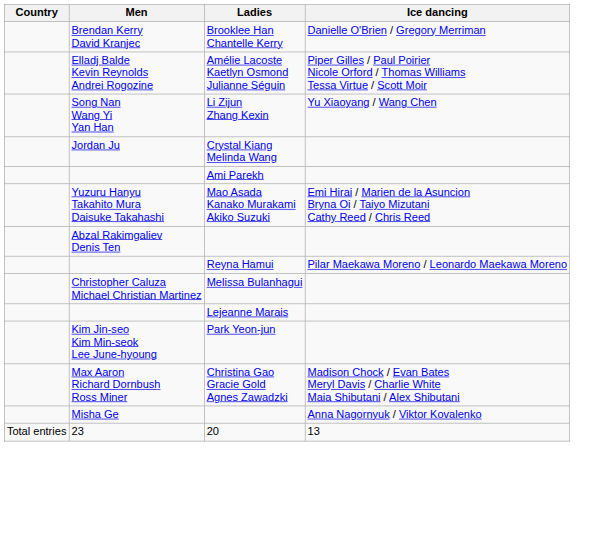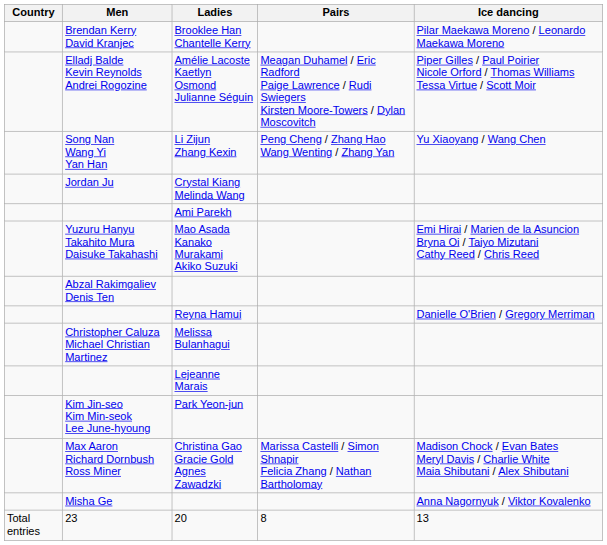+ column: (336, 13)
(397, 30) Danielle O'Brien / Gregory Merriman -> (501, 36) Pilar Maekawa Moreno / Leonardo Maekawa Moreno
(437, 265) Pilar Maekawa Moreno / Leonardo Maekawa Moreno -> (506, 314) Danielle O'Brien / Gregory Merriman
